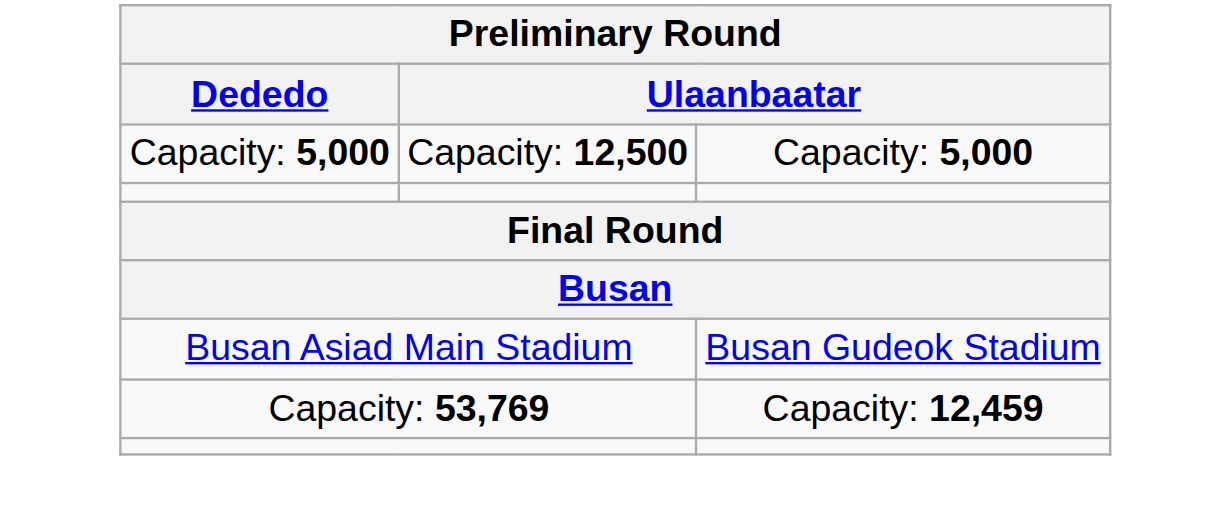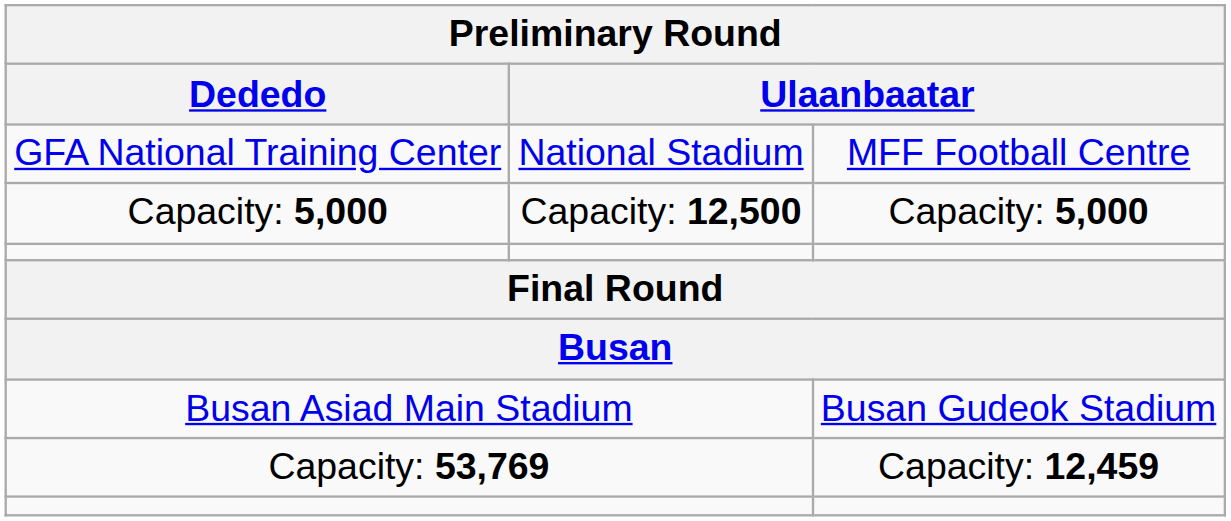+ row: (258, 152)
